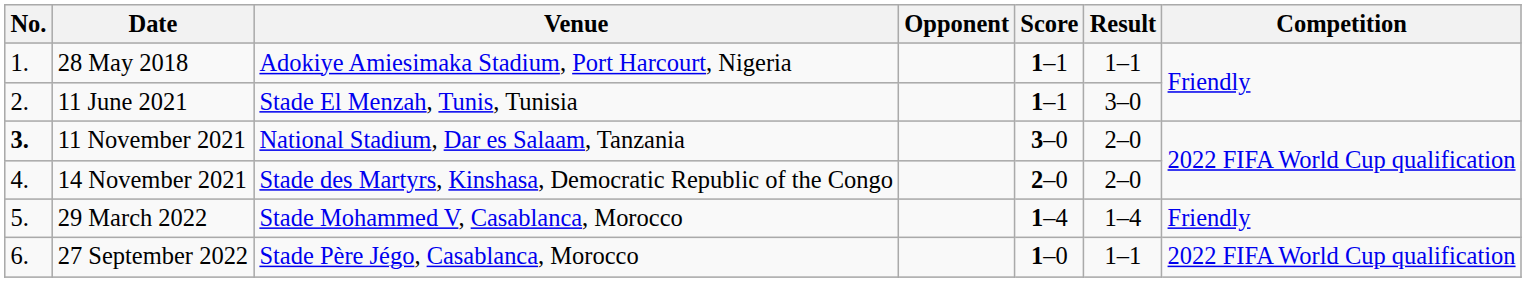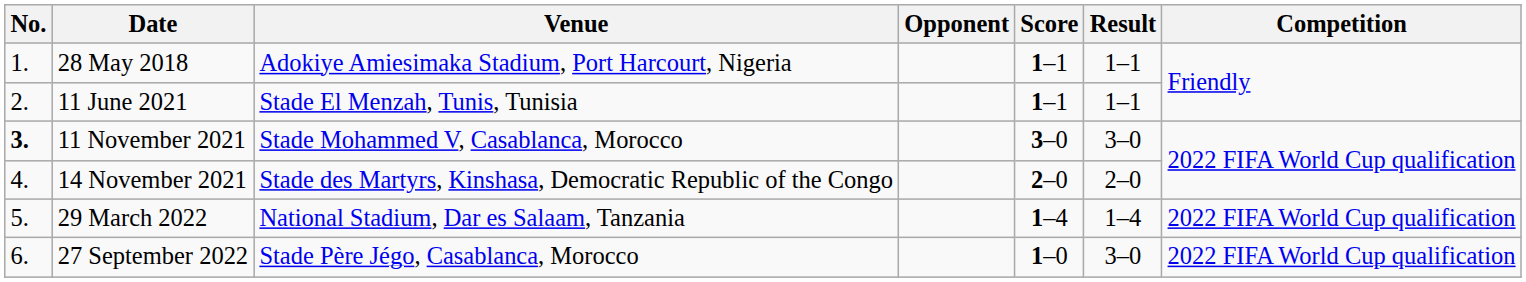(1123, 101) 3–0 -> (1123, 101) 1–1
(472, 140) National Stadium, Dar es Salaam, Tanzania -> (471, 140) Stade Mohammed V, Casablanca, Morocco
(1123, 140) 2–0 -> (1123, 140) 3–0
(471, 218) Stade Mohammed V, Casablanca, Morocco -> (472, 218) National Stadium, Dar es Salaam, Tanzania
(1209, 218) Friendly -> (1342, 218) 2022 FIFA World Cup qualification
(1123, 256) 1–1 -> (1123, 256) 3–0
